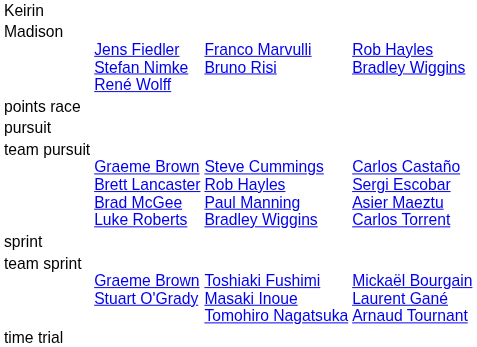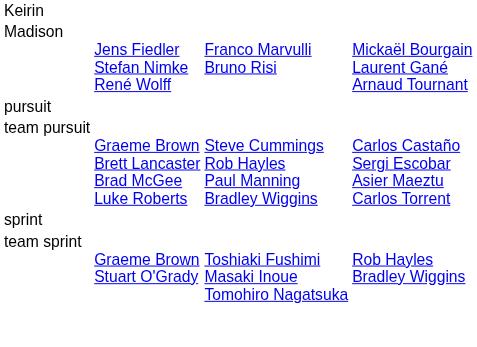(409, 58) Rob Hayles Bradley Wiggins -> (412, 67) Mickaël Bourgain Laurent Gané Arnaud Tournant
- row: (42, 106)
(412, 298) Mickaël Bourgain Laurent Gané Arnaud Tournant -> (409, 268) Rob Hayles Bradley Wiggins
- row: (34, 338)
